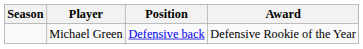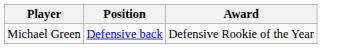- column: (25, 14)
